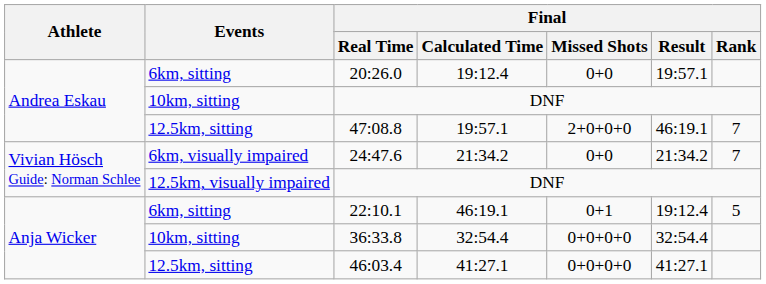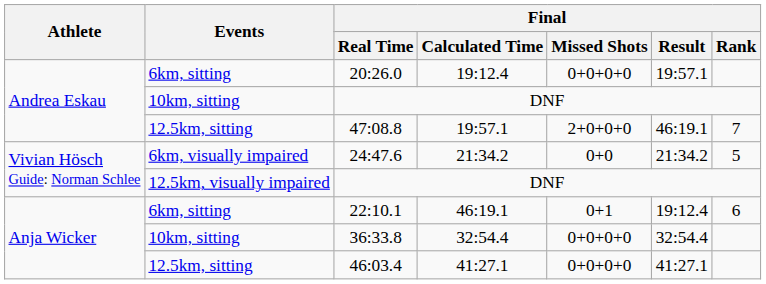(599, 73) 0+0 -> (599, 73) 0+0+0+0
(736, 155) 7 -> (736, 155) 5
(736, 210) 5 -> (736, 210) 6
